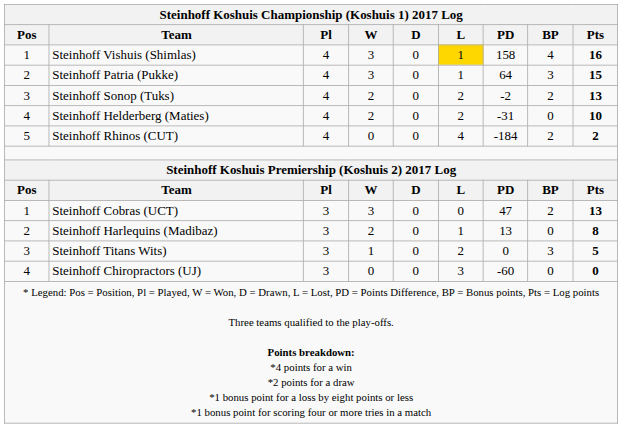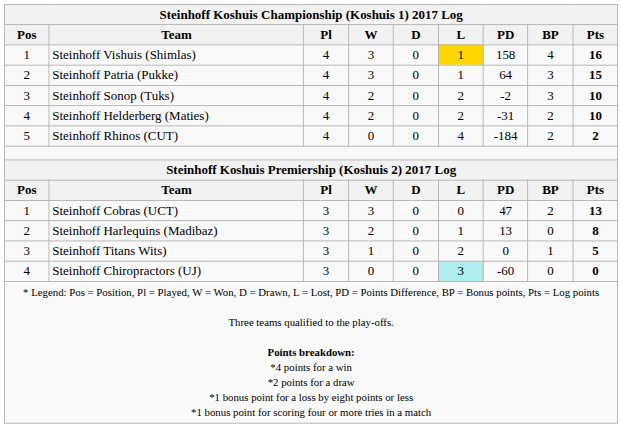(550, 95) 2 -> (550, 95) 3
(595, 95) 13 -> (595, 95) 10
(550, 115) 0 -> (550, 115) 2
(550, 251) 3 -> (550, 251) 1
(461, 271) no background -> (461, 271) paleturquoise background
